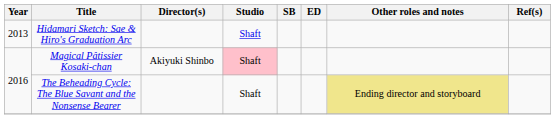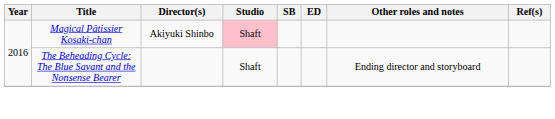- row: (86, 34)
(418, 94) khaki background -> (418, 67) no background
